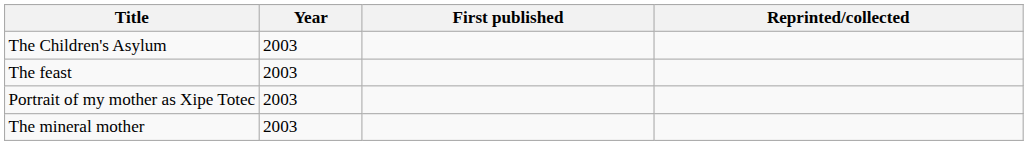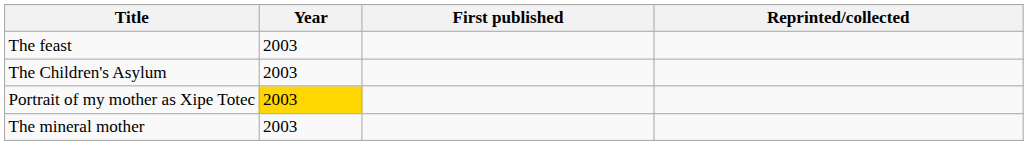rows swapped: (88, 45) <-> (40, 72)
(280, 99) no background -> (280, 99) gold background
